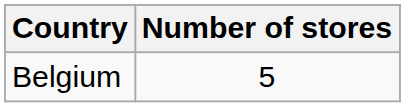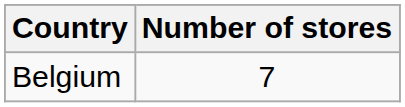(267, 76) 5 -> (267, 76) 7
